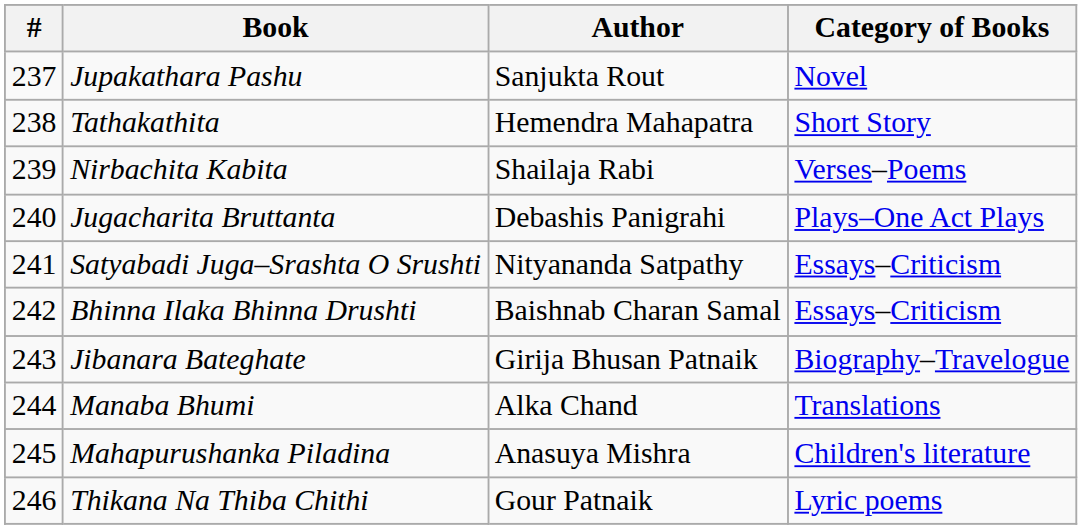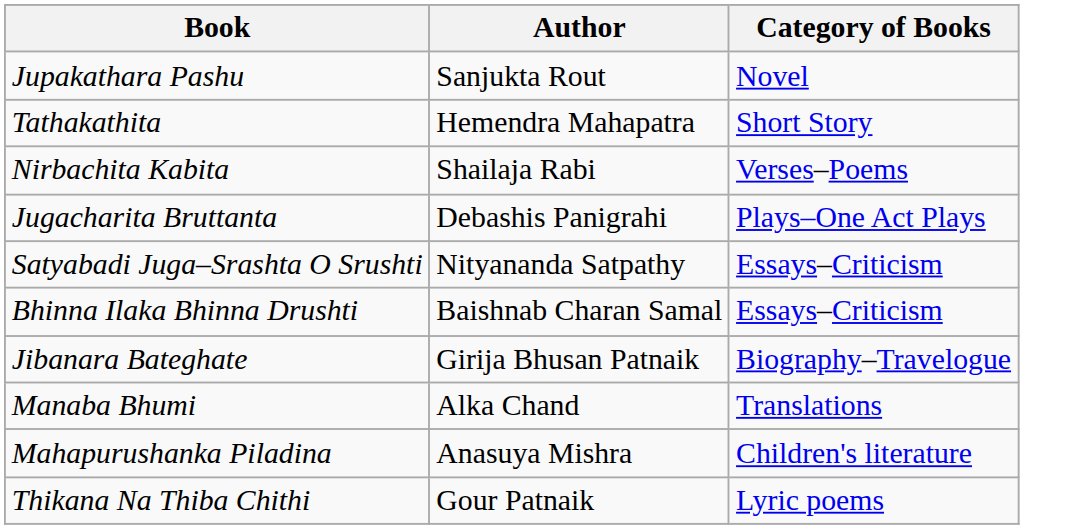- column: (34, 28)
